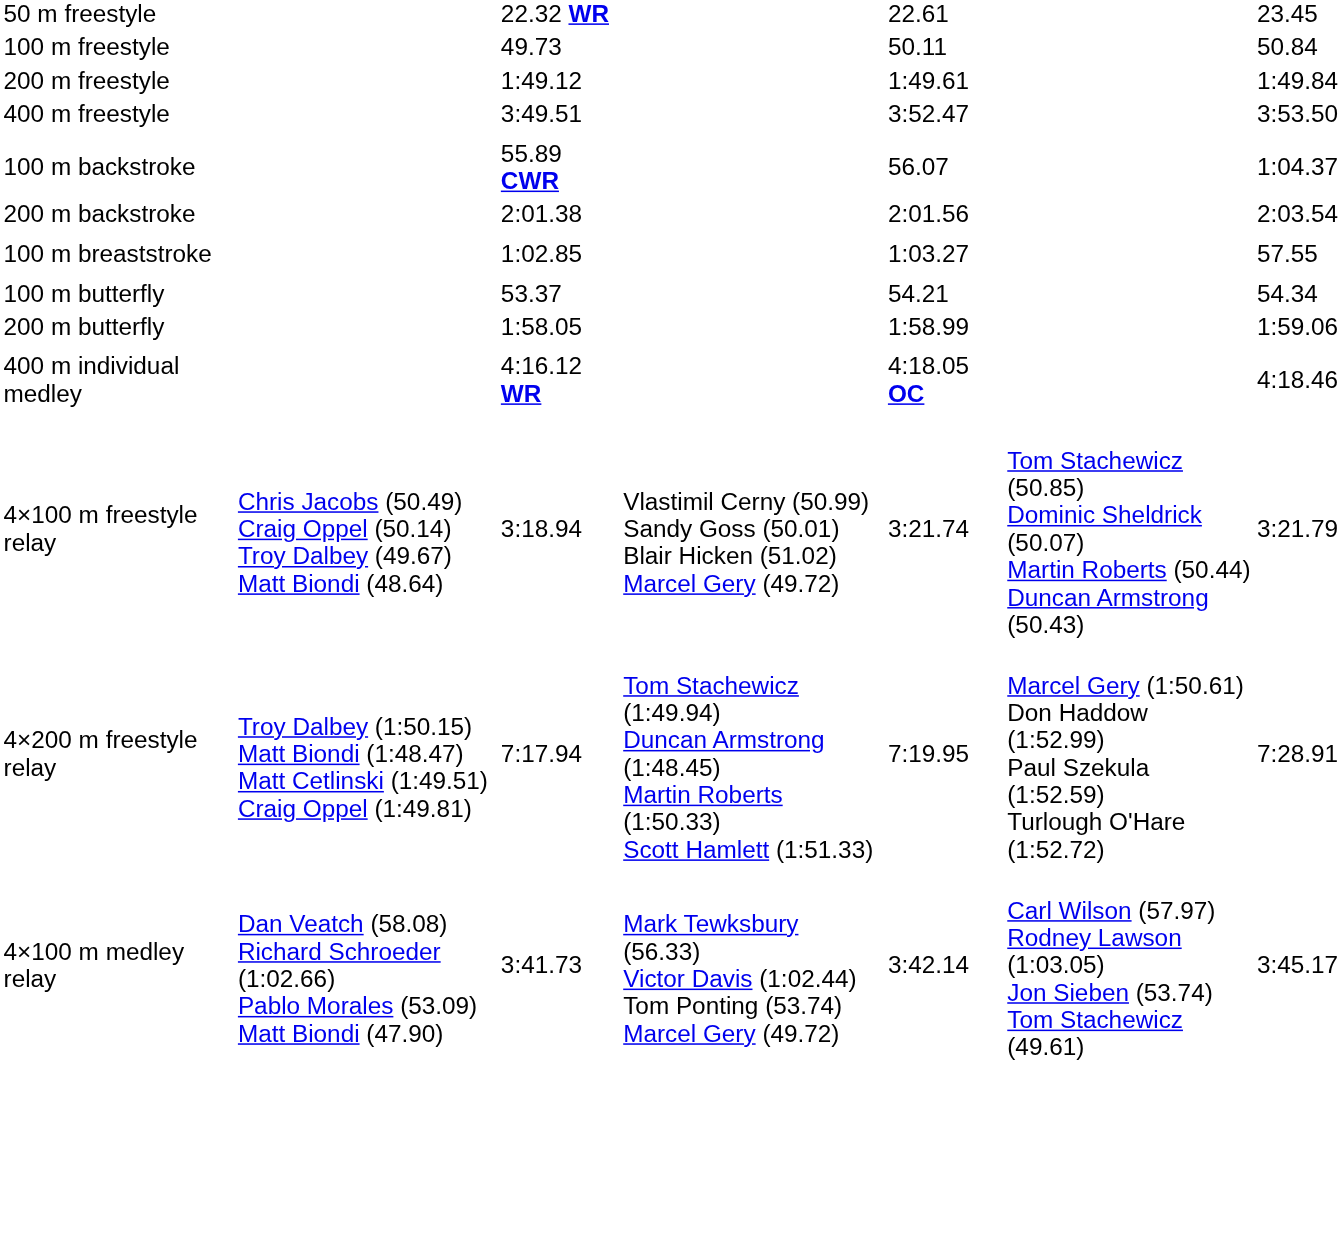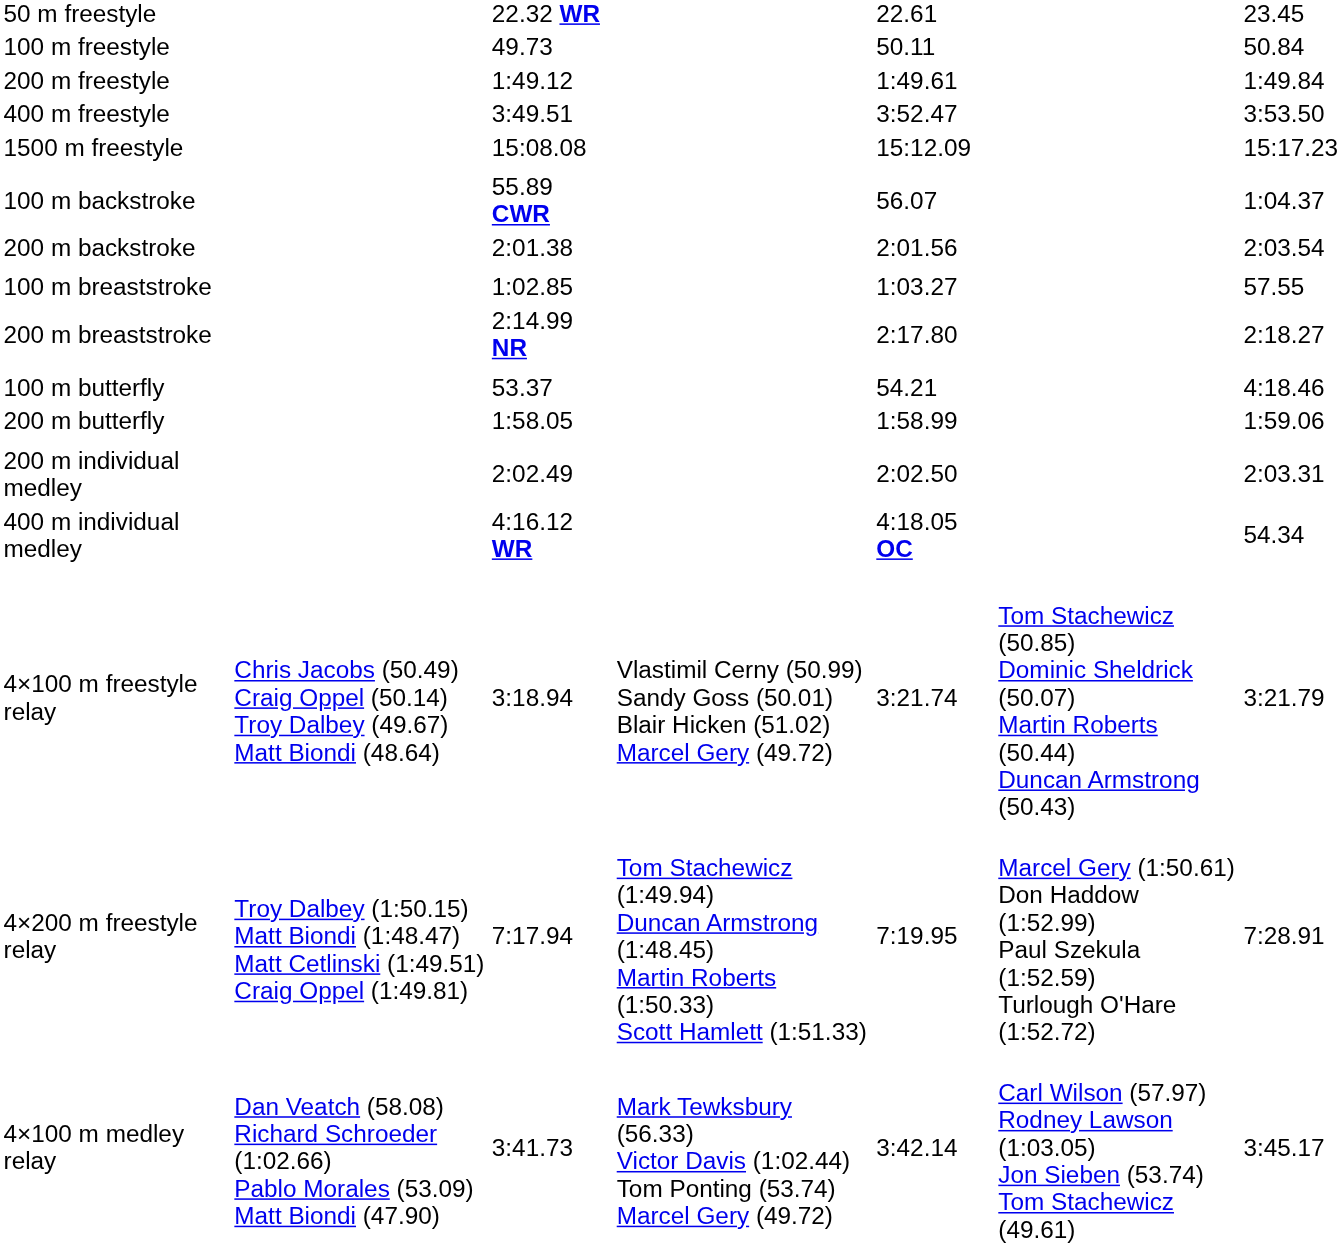+ row: (93, 147)
+ row: (108, 334)
(1287, 293) 54.34 -> (1284, 387) 4:18.46
+ row: (91, 474)
(1297, 380) 4:18.46 -> (1274, 535) 54.34
